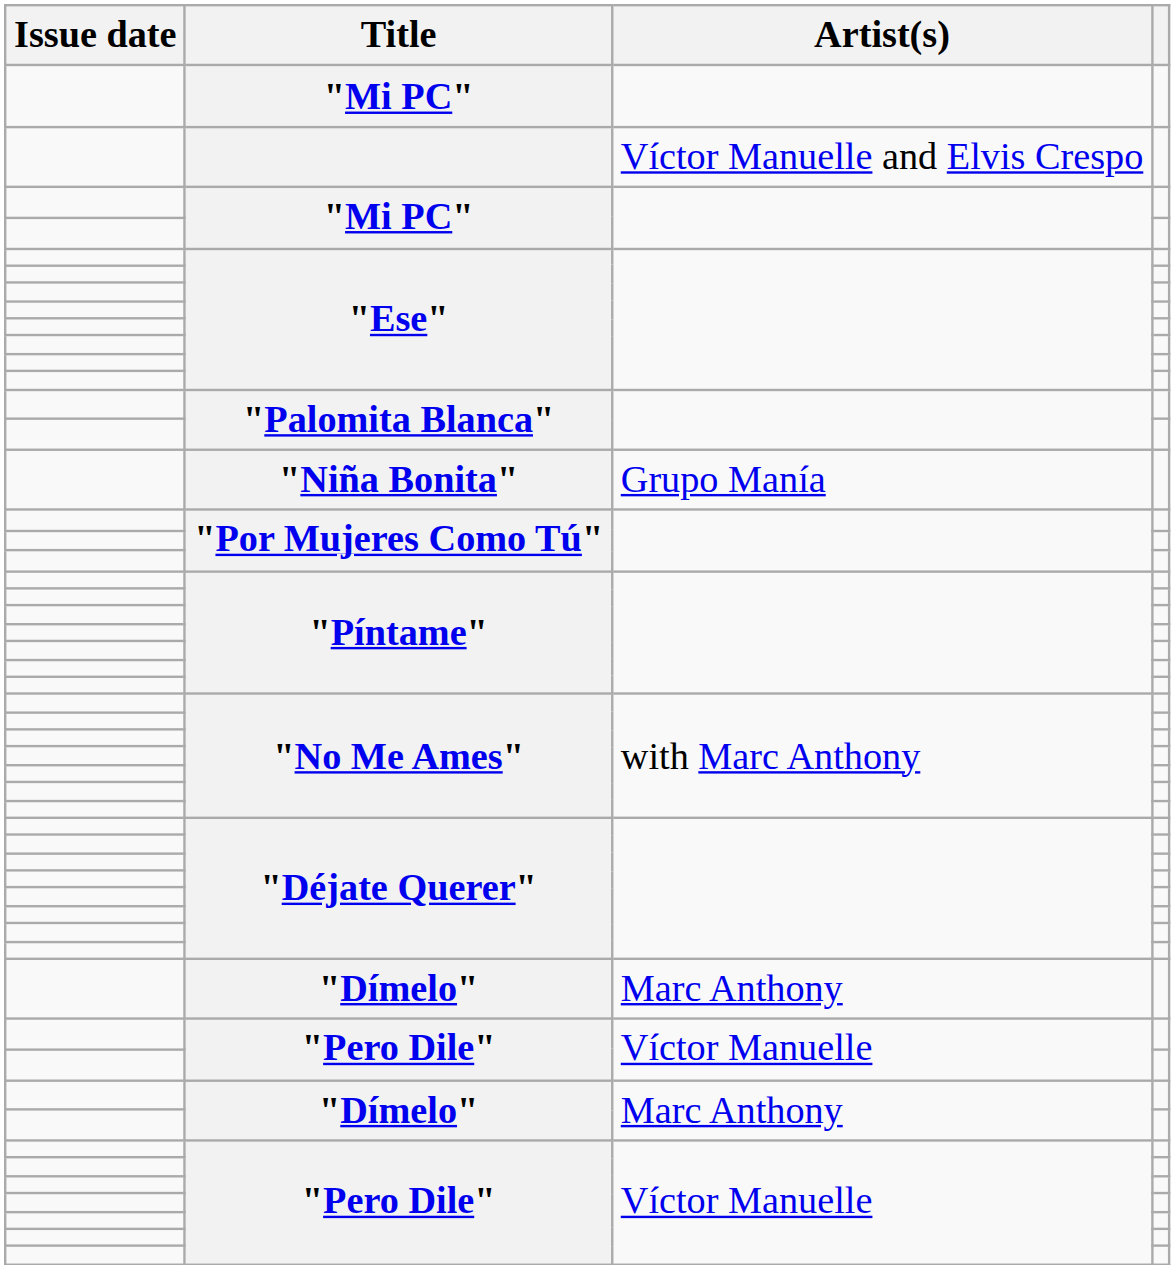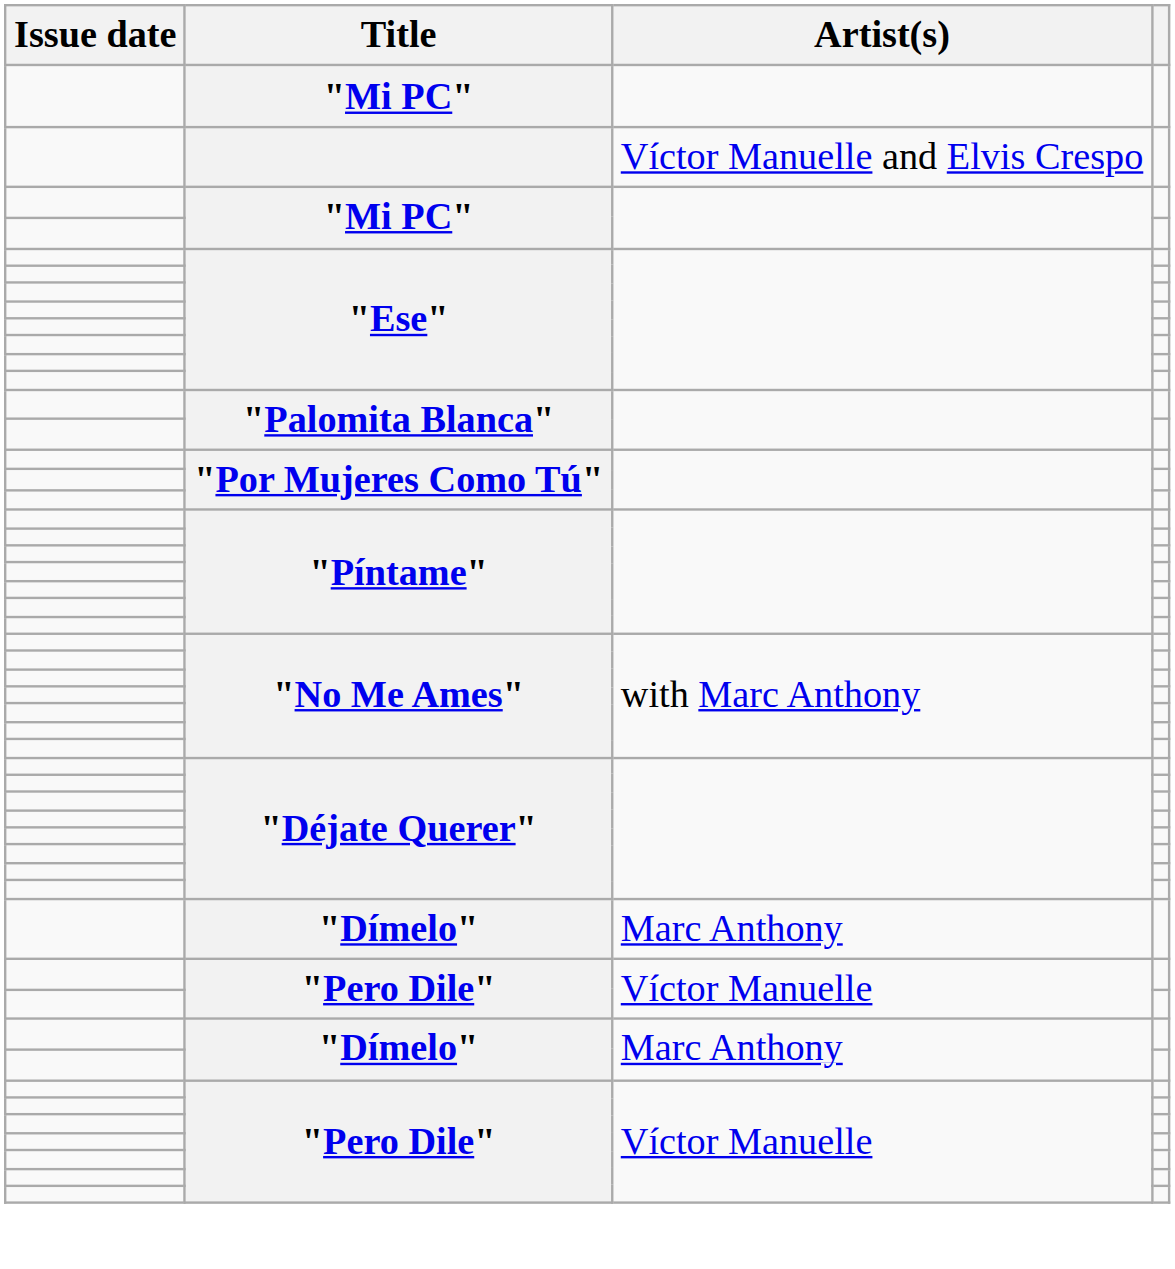- row: (399, 479)
